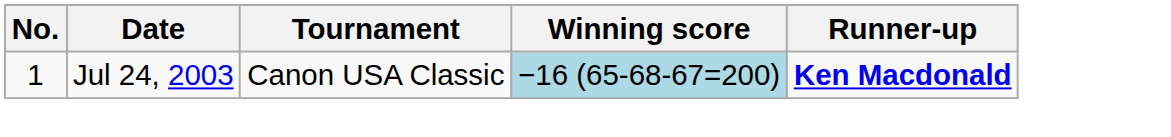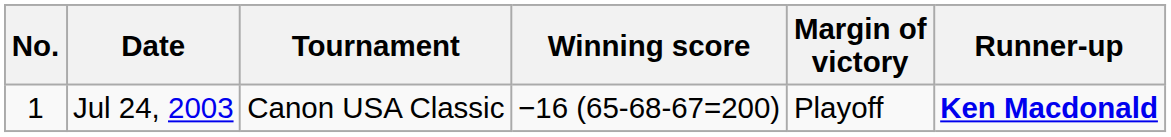+ column: (860, 45)
(649, 75) lightblue background -> (649, 108) no background
